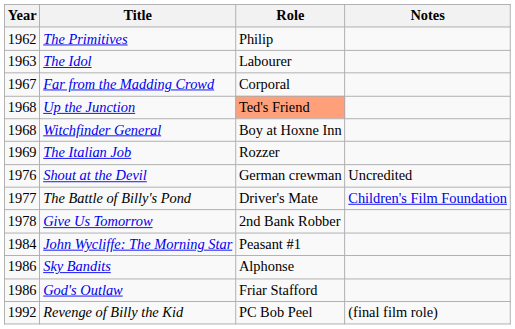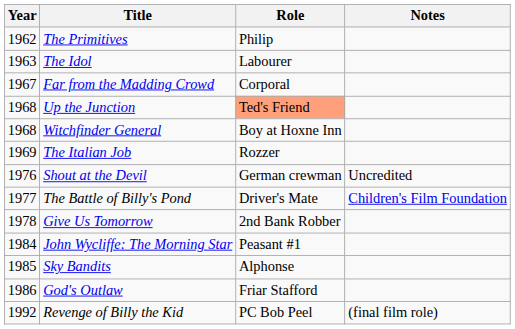(22, 267) 1986 -> (22, 267) 1985
